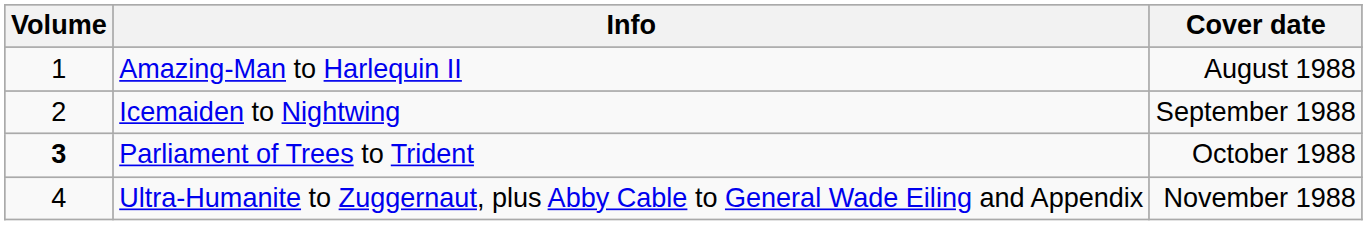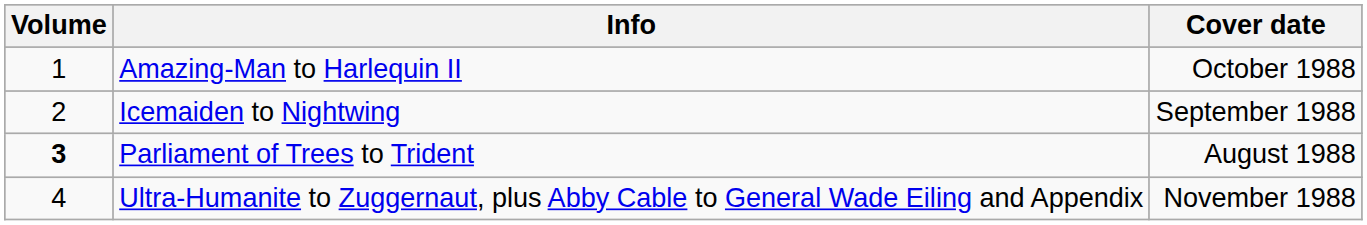(1280, 68) August 1988 -> (1274, 68) October 1988
(1274, 154) October 1988 -> (1280, 154) August 1988
